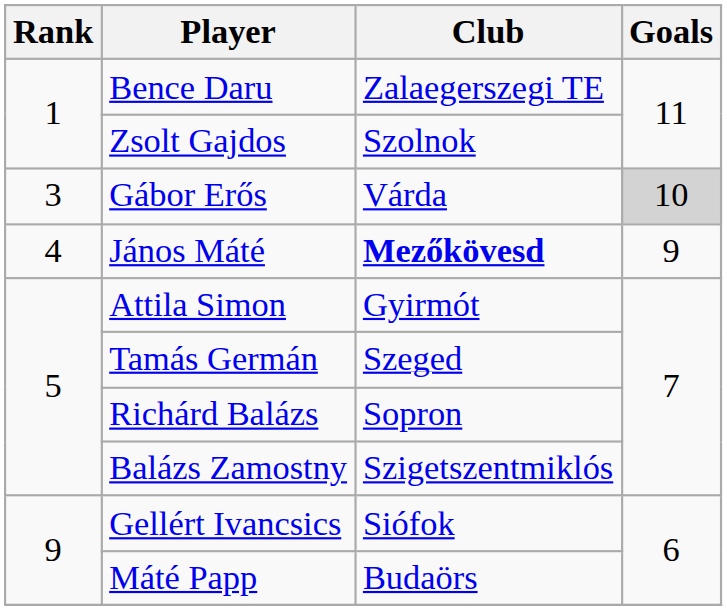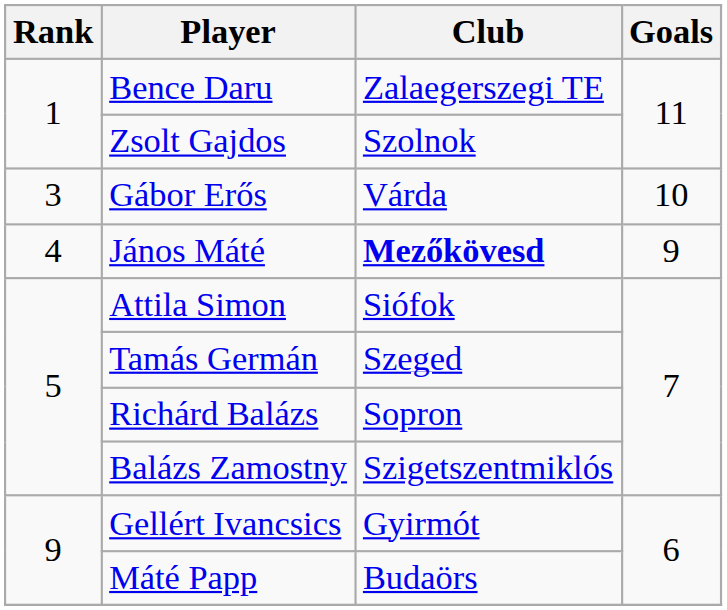(671, 195) lightgrey background -> (671, 195) no background
(421, 304) Gyirmót -> (409, 304) Siófok
(409, 522) Siófok -> (421, 522) Gyirmót
